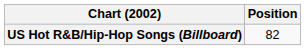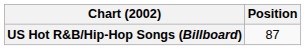(273, 34) 82 -> (273, 34) 87
